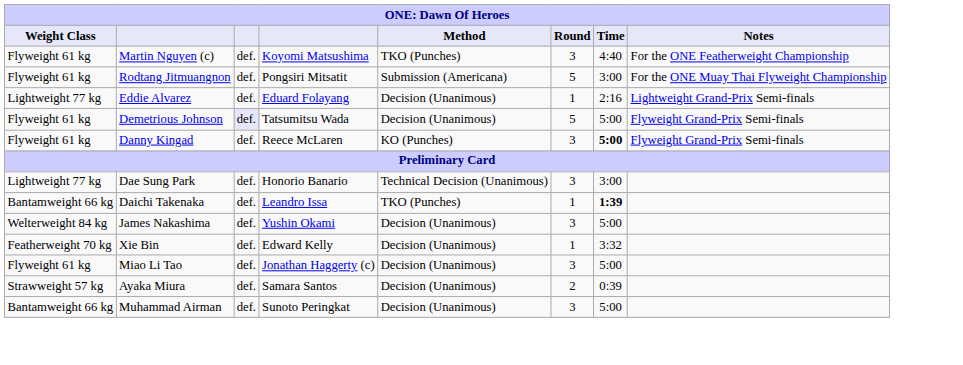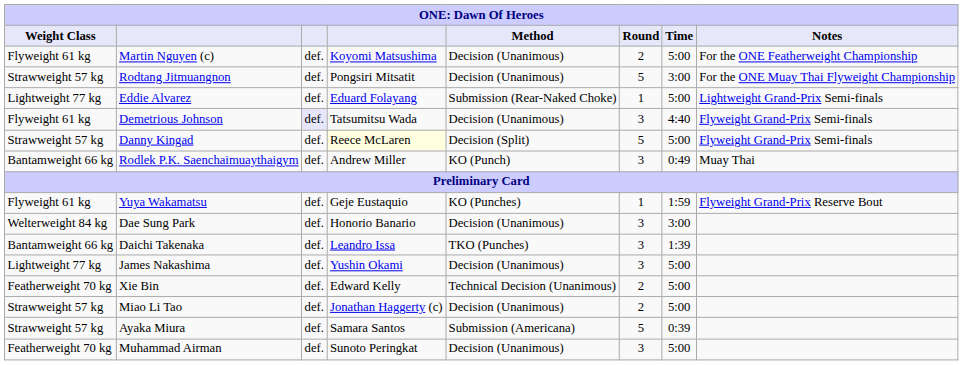(421, 56) TKO (Punches) -> (506, 56) Decision (Unanimous)
(572, 56) 3 -> (641, 56) 2
(611, 56) 4:40 -> (679, 56) 5:00
(49, 77) Flyweight 61 kg -> (55, 77) Strawweight 57 kg
(444, 77) Submission (Americana) -> (506, 77) Decision (Unanimous)
(438, 98) Decision (Unanimous) -> (533, 98) Submission (Rear-Naked Choke)
(611, 98) 2:16 -> (679, 98) 5:00
(572, 119) 5 -> (641, 119) 3
(611, 119) 5:00 -> (679, 119) 4:40
(49, 140) Flyweight 61 kg -> (55, 140) Strawweight 57 kg
(302, 140) no background -> (370, 140) lightyellow background
(417, 140) KO (Punches) -> (489, 140) Decision (Split)
(572, 140) 3 -> (641, 140) 5
(611, 140) bold -> (679, 140) normal
+ row: (209, 160)
+ row: (163, 202)
(54, 181) Lightweight 77 kg -> (57, 223) Welterweight 84 kg
(464, 181) Technical Decision (Unanimous) -> (506, 223) Decision (Unanimous)
(572, 202) 1 -> (641, 244) 3
(611, 202) bold -> (679, 244) normal
(57, 223) Welterweight 84 kg -> (54, 265) Lightweight 77 kg
(438, 244) Decision (Unanimous) -> (532, 286) Technical Decision (Unanimous)
(572, 244) 1 -> (641, 286) 2
(611, 244) 3:32 -> (679, 286) 5:00
(49, 265) Flyweight 61 kg -> (55, 307) Strawweight 57 kg
(572, 265) 3 -> (641, 307) 2
(438, 286) Decision (Unanimous) -> (512, 327) Submission (Americana)
(572, 286) 2 -> (641, 327) 5
(60, 307) Bantamweight 66 kg -> (60, 348) Featherweight 70 kg
